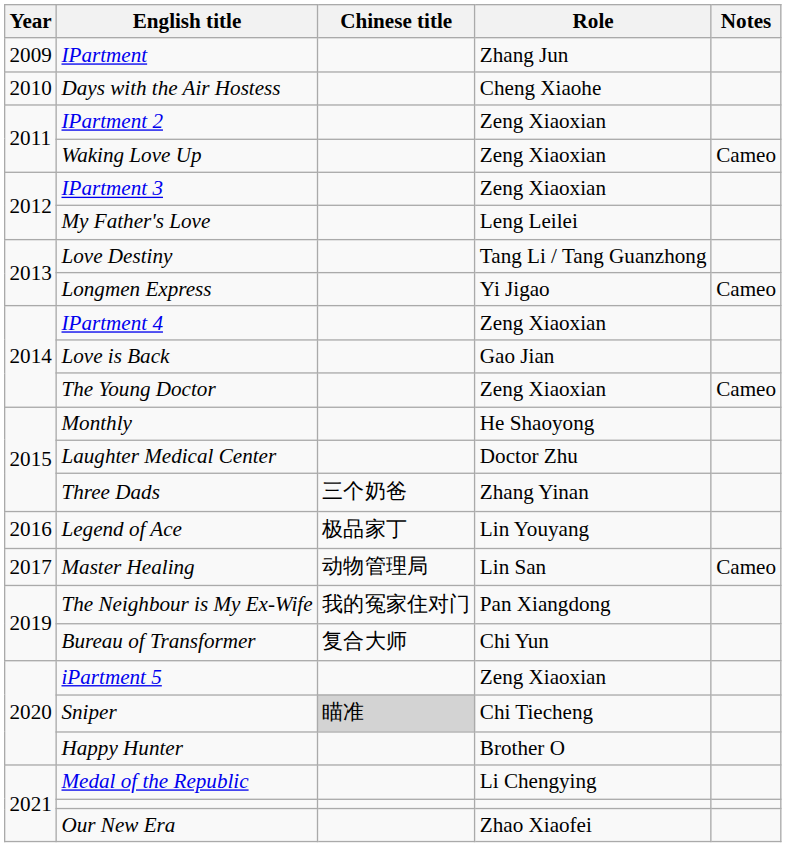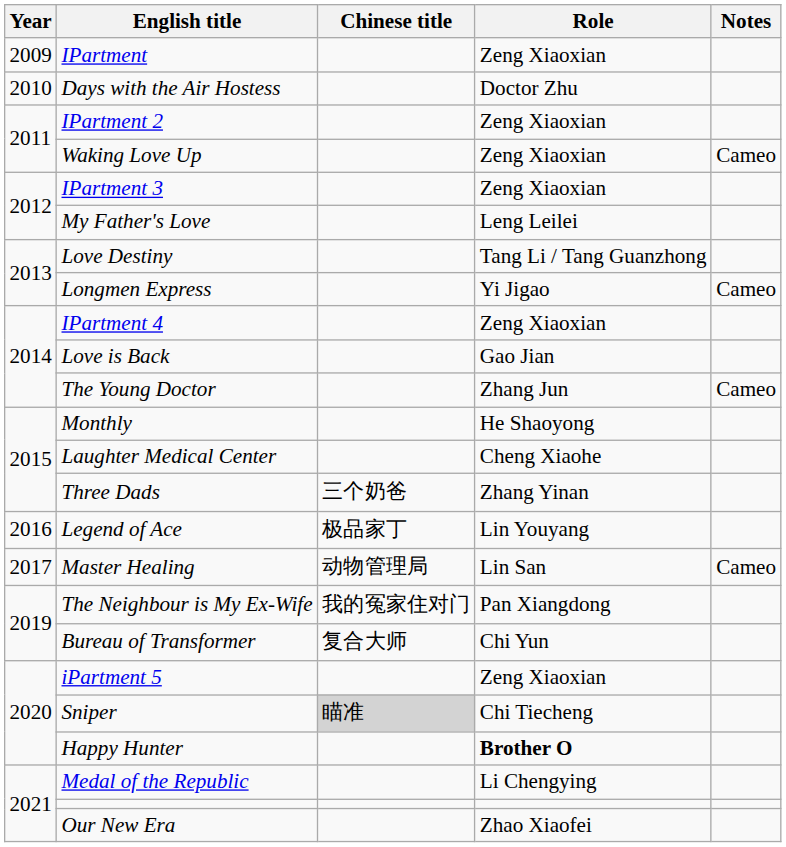(524, 54) Zhang Jun -> (543, 54) Zeng Xiaoxian
(541, 88) Cheng Xiaohe -> (529, 88) Doctor Zhu
(543, 389) Zeng Xiaoxian -> (524, 389) Zhang Jun
(529, 456) Doctor Zhu -> (541, 456) Cheng Xiaohe
(522, 748) normal -> (526, 748) bold
